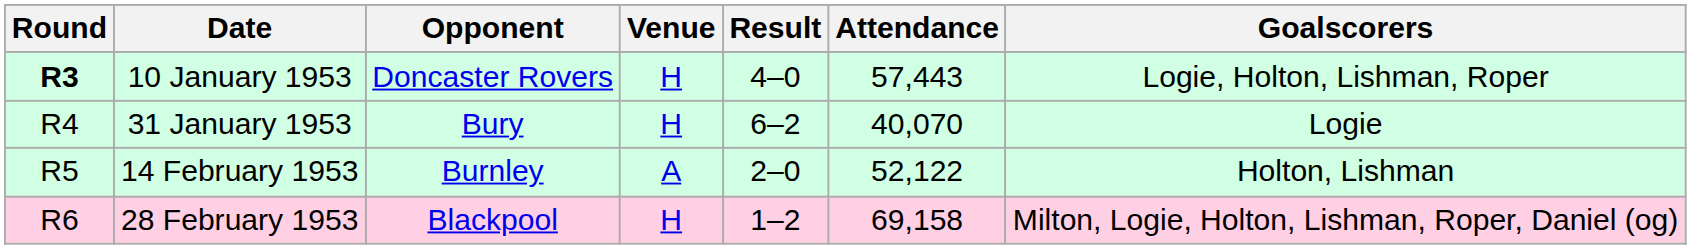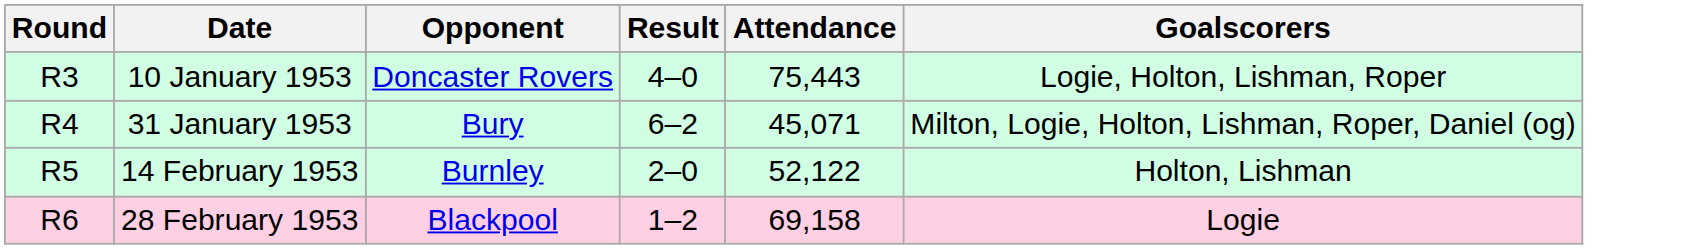- column: (671, 28)
(59, 76) bold -> (59, 76) normal
(917, 76) 57,443 -> (815, 76) 75,443
(917, 123) 40,070 -> (815, 123) 45,071
(1346, 123) Logie -> (1243, 123) Milton, Logie, Holton, Lishman, Roper, Daniel (og)
(1346, 219) Milton, Logie, Holton, Lishman, Roper, Daniel (og) -> (1243, 219) Logie
